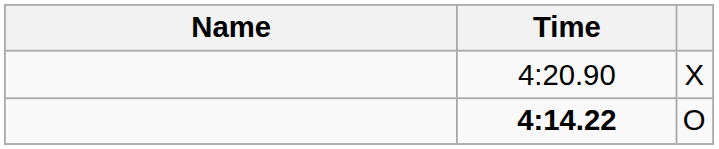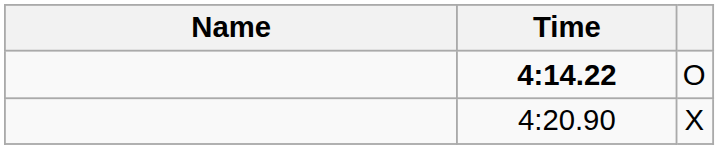rows swapped: (567, 120) <-> (567, 74)
